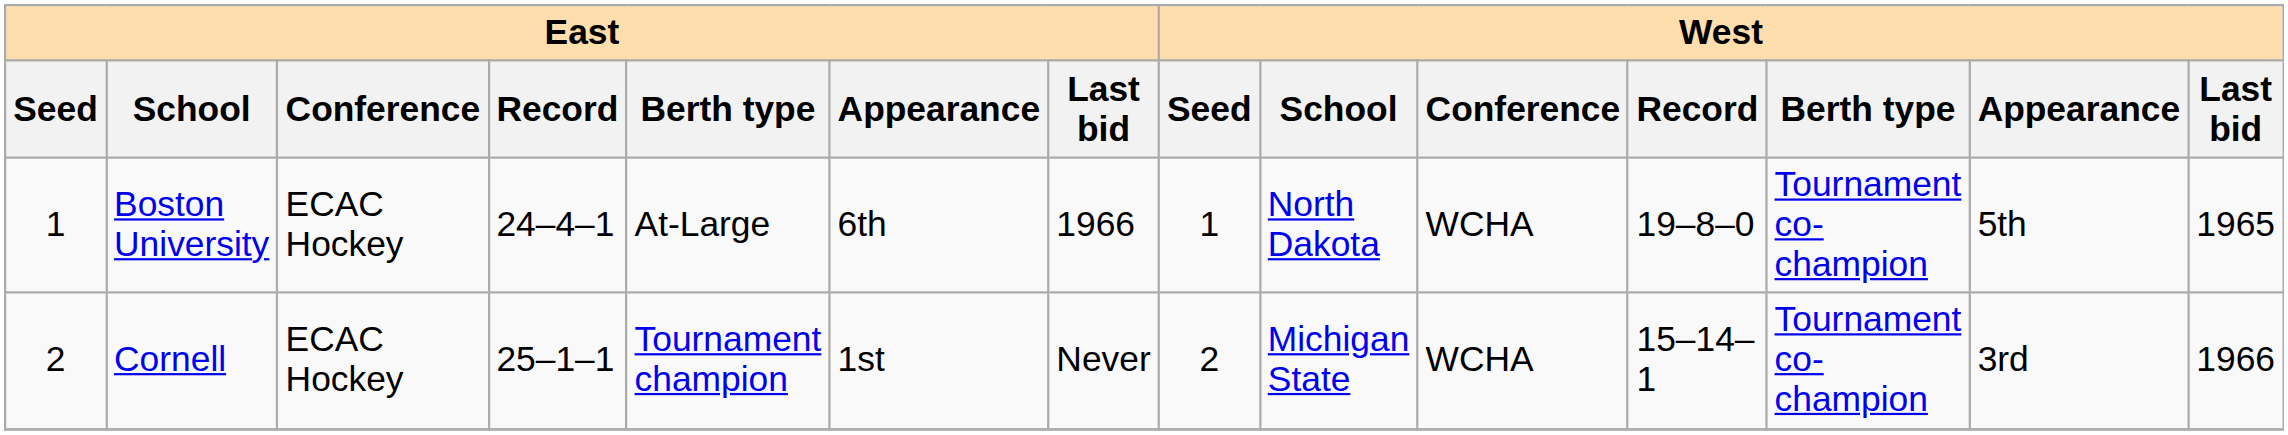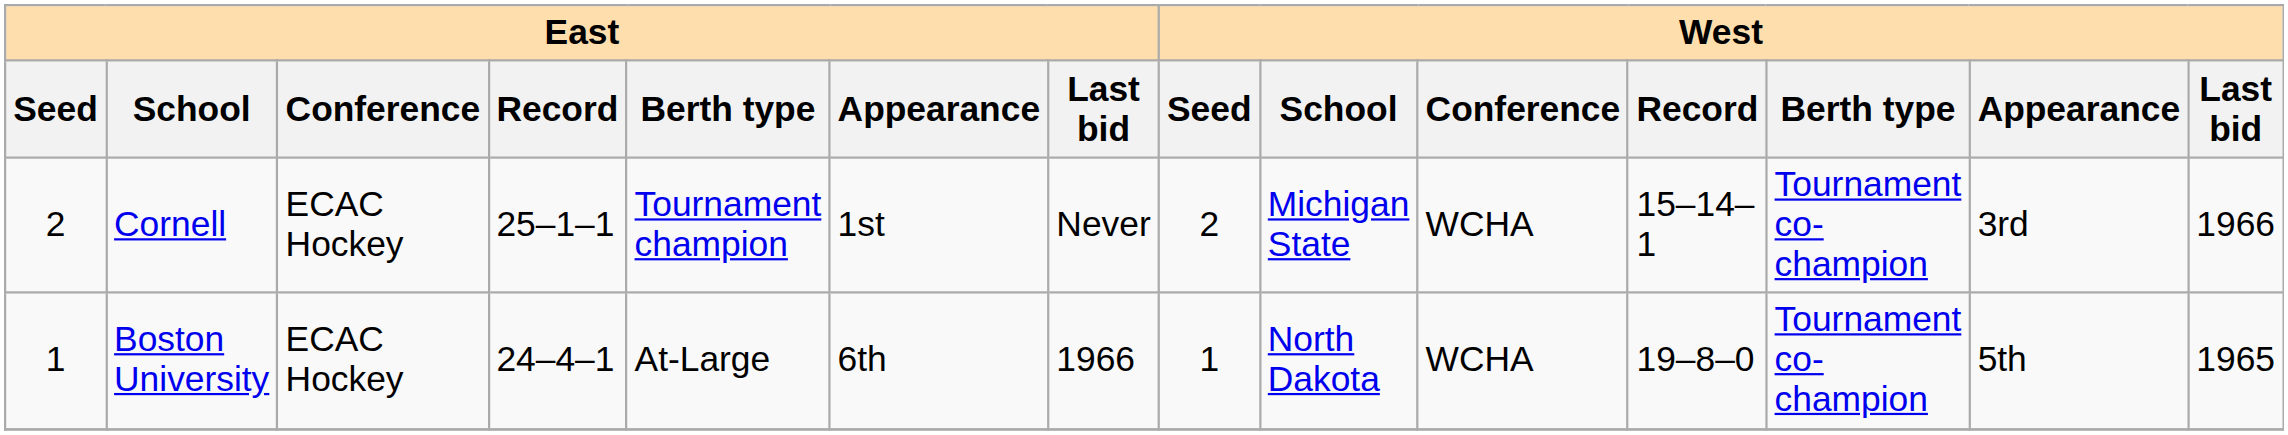rows swapped: (192, 224) <-> (170, 359)
